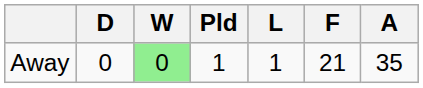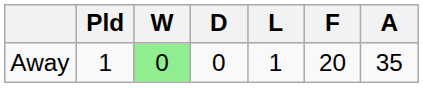columns swapped: (219, 23) <-> (105, 23)
(332, 62) 21 -> (332, 62) 20
